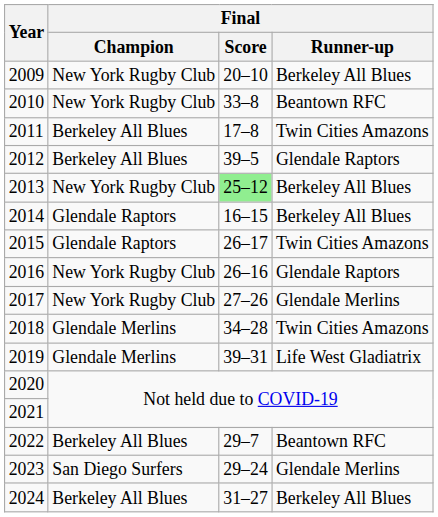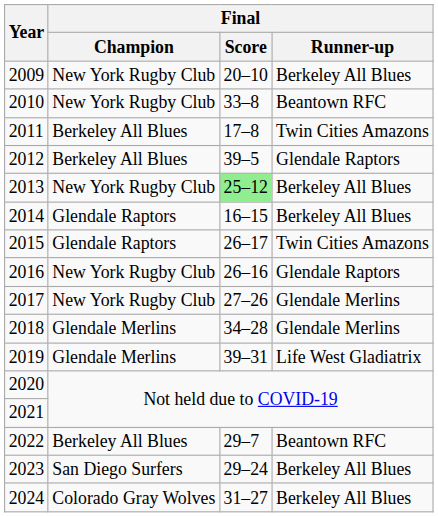(352, 328) Twin Cities Amazons -> (338, 328) Glendale Merlins
(338, 469) Glendale Merlins -> (344, 469) Berkeley All Blues
(120, 497) Berkeley All Blues -> (134, 497) Colorado Gray Wolves
